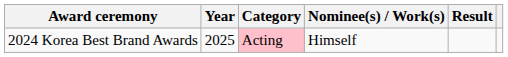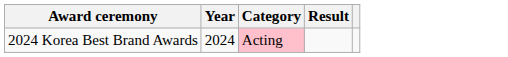- column: (376, 16)
(220, 40) 2025 -> (220, 40) 2024
